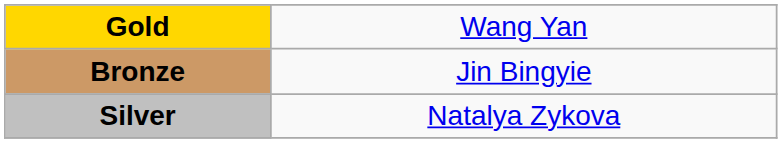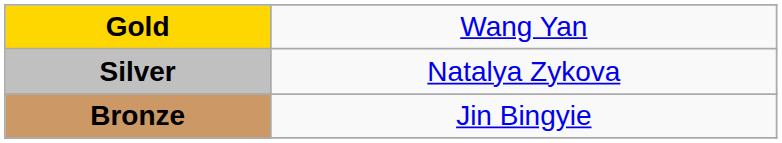rows swapped: (138, 115) <-> (138, 71)
